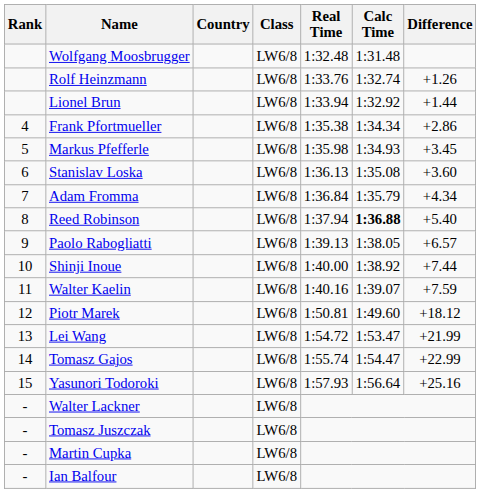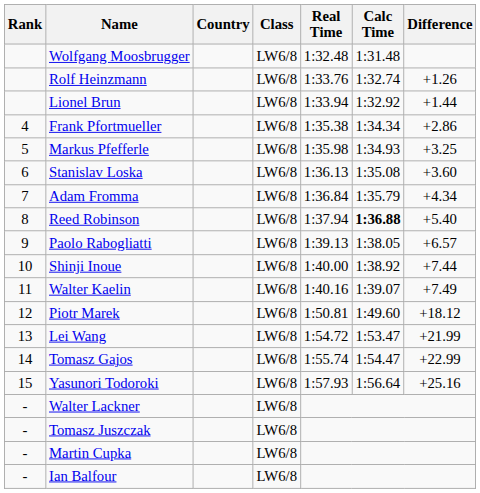(440, 149) +3.45 -> (440, 149) +3.25
(440, 289) +7.59 -> (440, 289) +7.49
